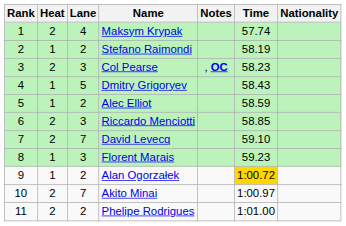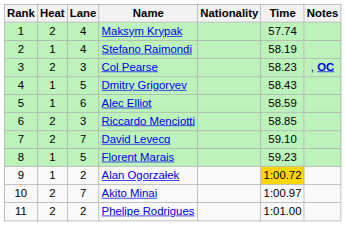columns swapped: (309, 13) <-> (216, 13)
(83, 49) 2 -> (83, 49) 4
(83, 103) 2 -> (83, 103) 6
(83, 157) 3 -> (83, 157) 5
